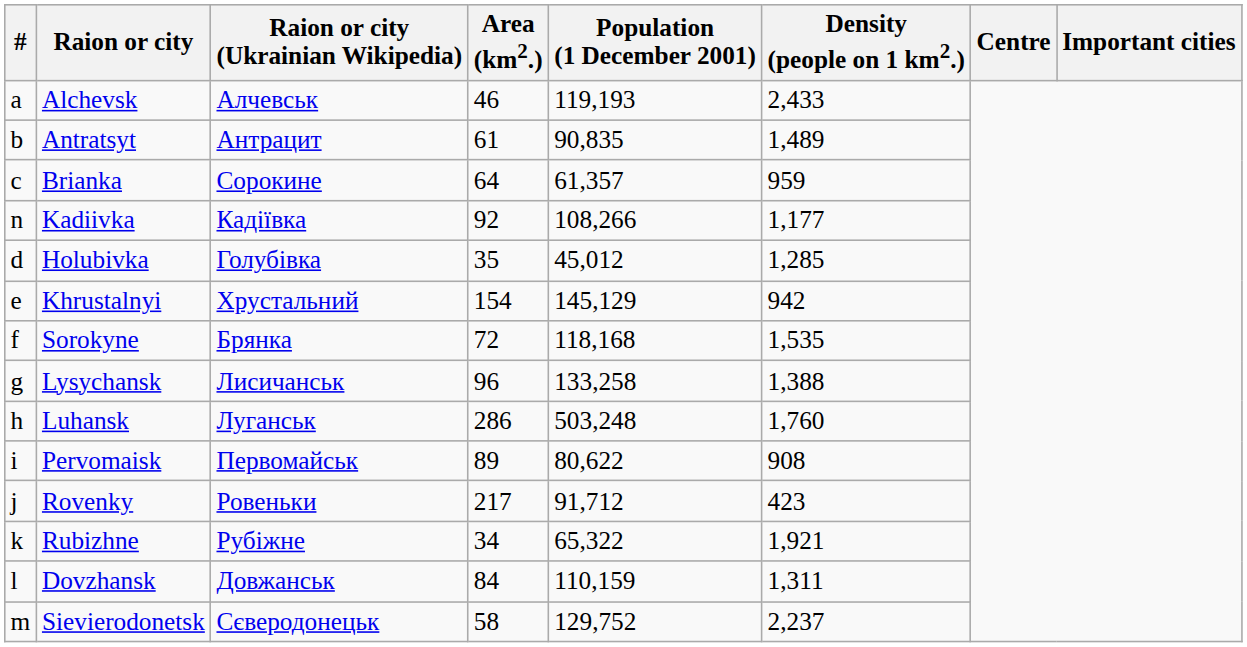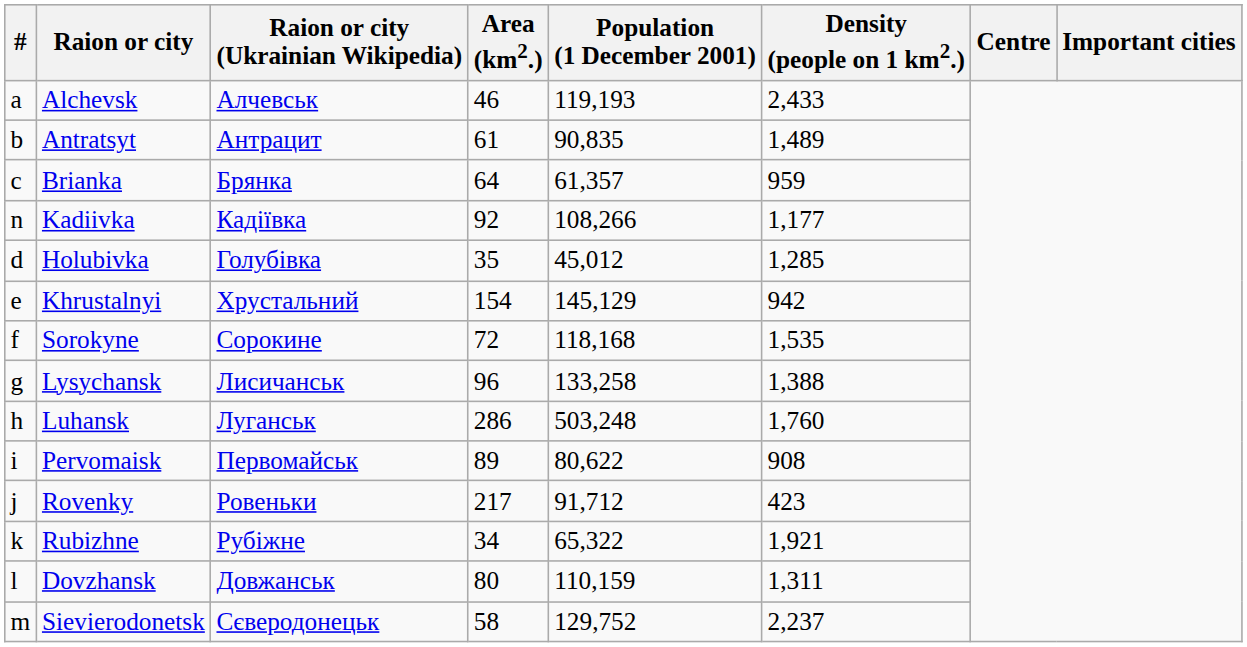(269, 180) Сорокине -> (254, 180) Брянка
(254, 340) Брянка -> (269, 340) Сорокине
(486, 581) 84 -> (486, 581) 80
